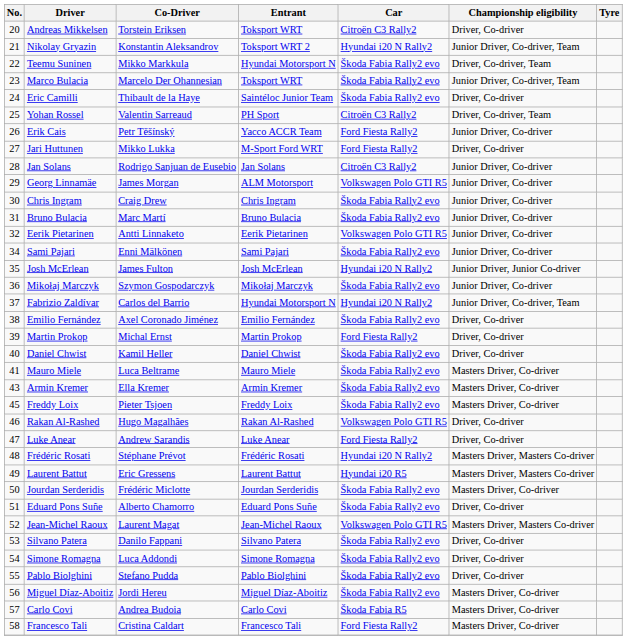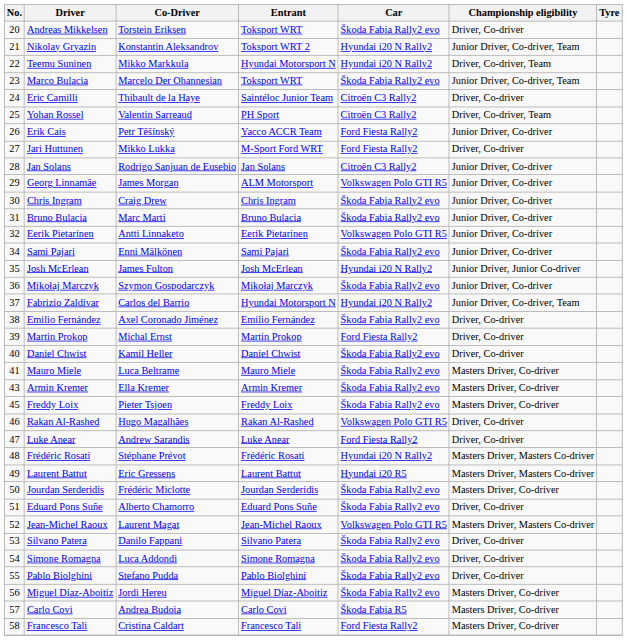(379, 29) Citroën C3 Rally2 -> (390, 29) Škoda Fabia Rally2 evo
(390, 63) Škoda Fabia Rally2 evo -> (386, 63) Hyundai i20 N Rally2
(390, 97) Škoda Fabia Rally2 evo -> (379, 97) Citroën C3 Rally2
